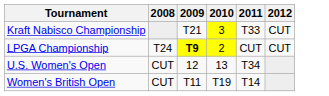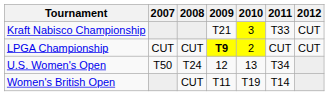+ column: (163, 13)
(163, 48) T24 -> (192, 48) CUT
(163, 65) CUT -> (192, 65) T24
